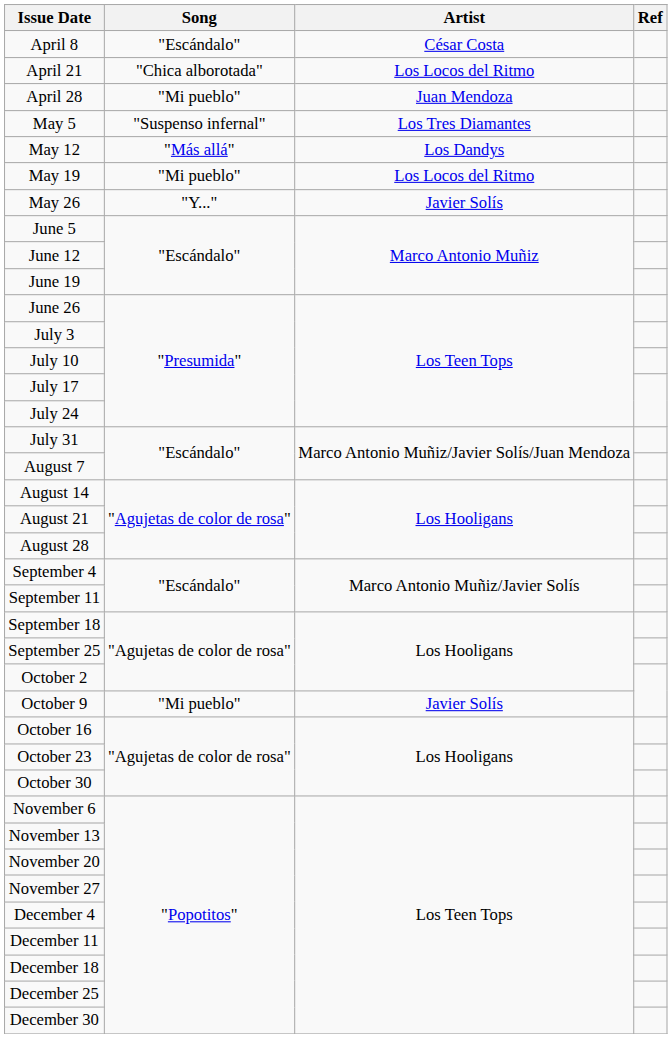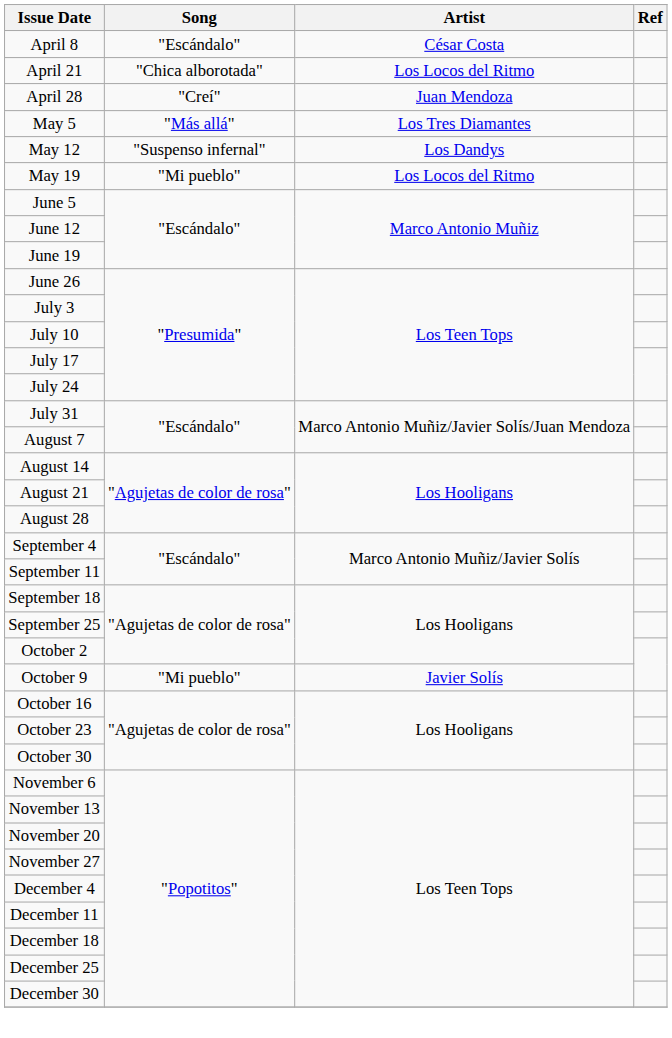(199, 96) "Mi pueblo" -> (199, 96) "Creí"
(199, 123) "Suspenso infernal" -> (199, 123) "Más allá"
(199, 149) "Más allá" -> (199, 149) "Suspenso infernal"
- row: (54, 202)
